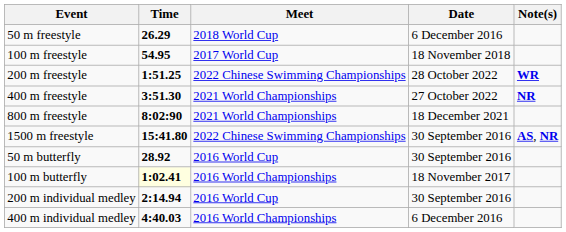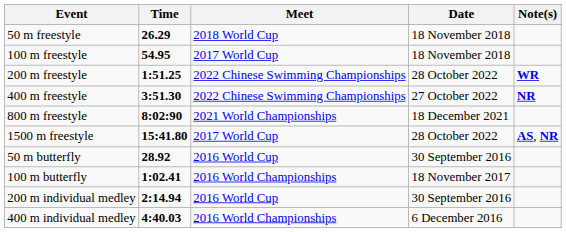(457, 34) 6 December 2016 -> (461, 34) 18 November 2018
(265, 95) 2021 World Championships -> (299, 95) 2022 Chinese Swimming Championships
(299, 136) 2022 Chinese Swimming Championships -> (236, 136) 2017 World Cup
(461, 136) 30 September 2016 -> (455, 136) 28 October 2022
(161, 177) lightyellow background -> (161, 177) no background
